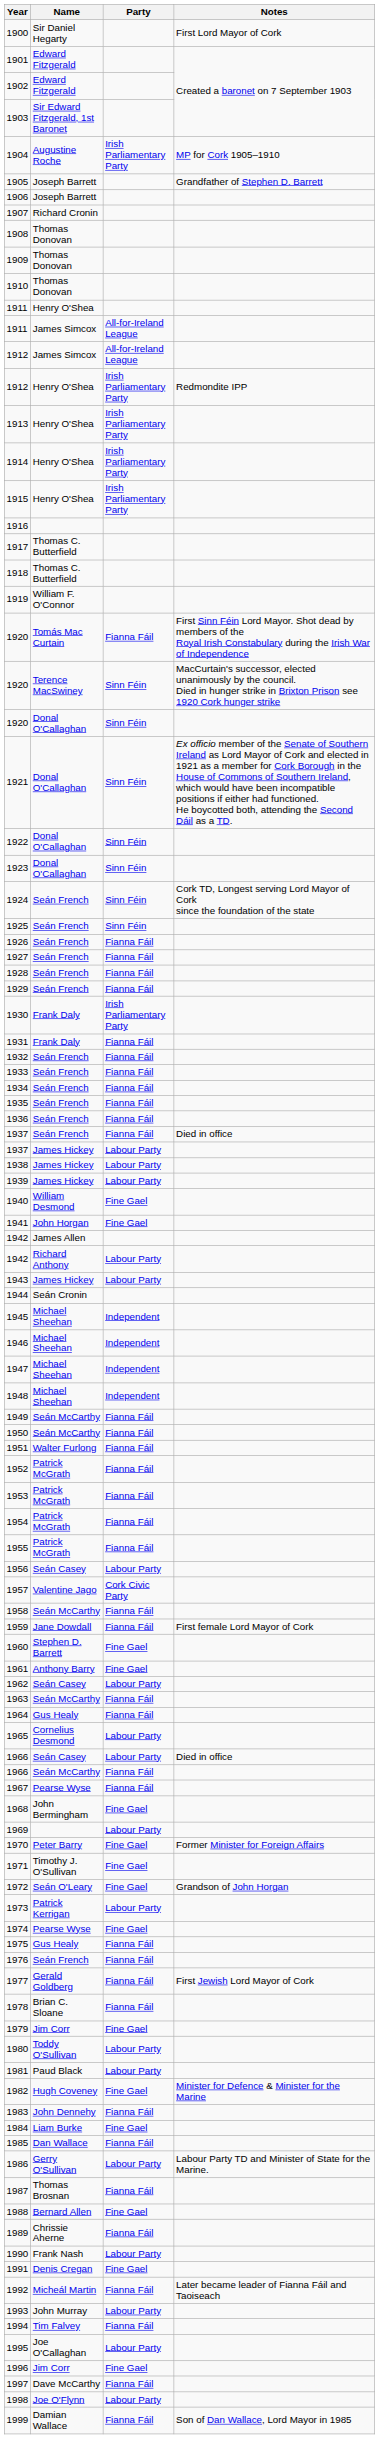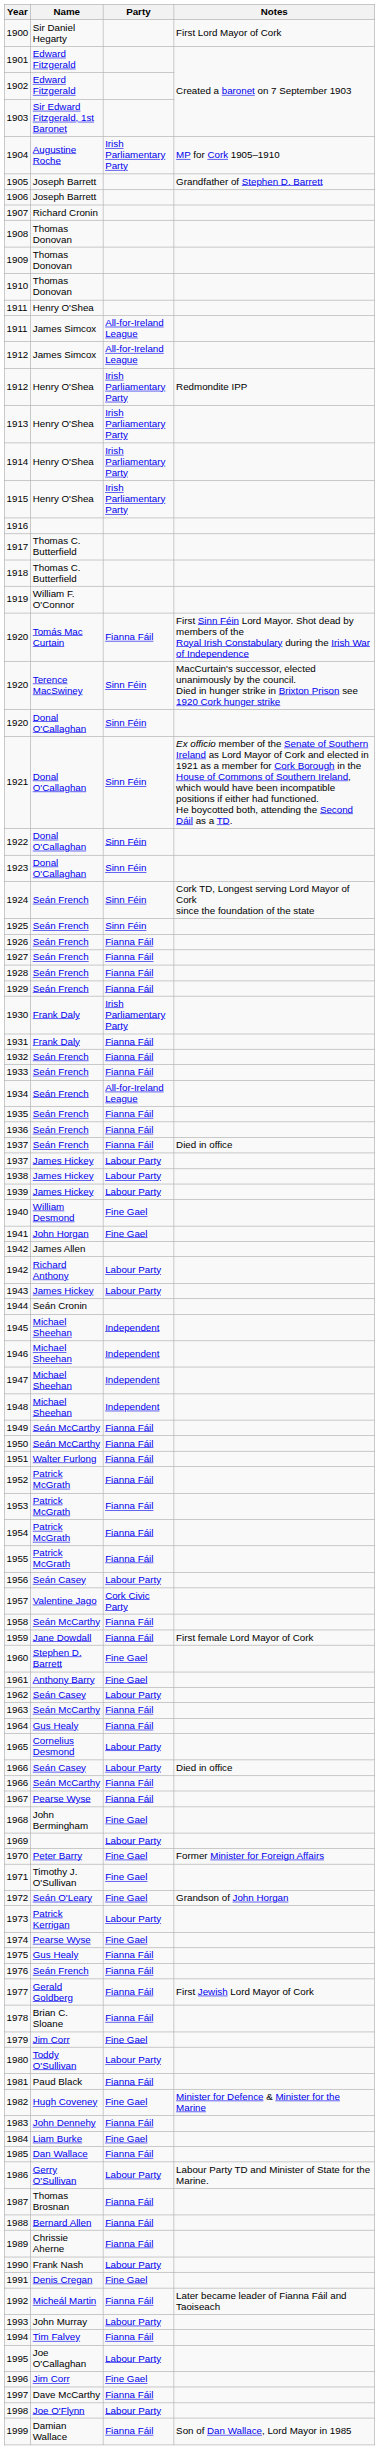(129, 1088) Fianna Fáil -> (134, 1093) All-for-Ireland League
(133, 2070) Labour Party -> (129, 2081) Fianna Fáil
(126, 2211) Fine Gael -> (129, 2222) Fianna Fáil
